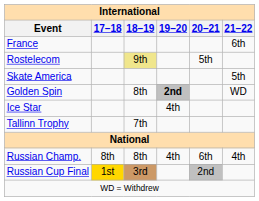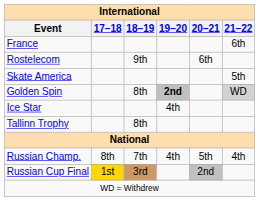(140, 60) khaki background -> (140, 60) no background
(206, 60) 5th -> (206, 60) 6th
(238, 92) no background -> (238, 92) lightgrey background
(140, 124) 7th -> (140, 124) 8th
(140, 156) 8th -> (140, 156) 7th
(206, 156) 6th -> (206, 156) 5th
